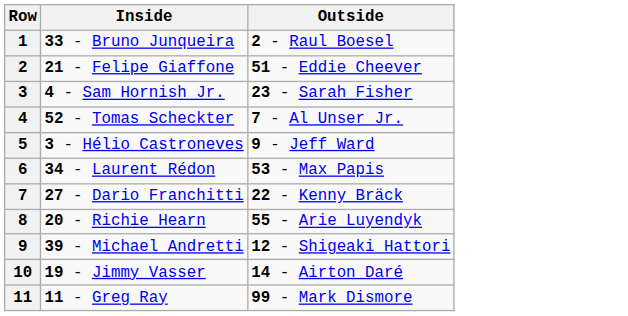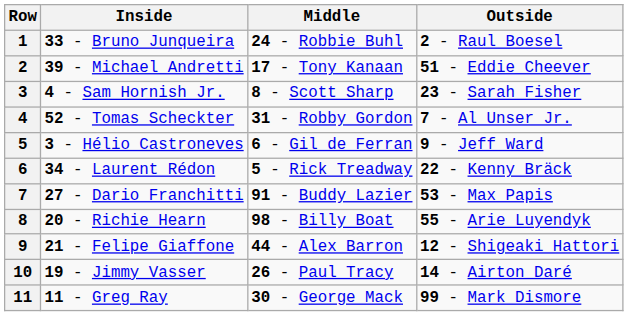+ column: (332, 18)
(139, 69) 21 - Felipe Giaffone -> (144, 69) 39 - Michael Andretti
(318, 171) 53 - Max Papis -> (496, 171) 22 - Kenny Bräck
(327, 196) 22 - Kenny Bräck -> (486, 196) 53 - Max Papis
(144, 247) 39 - Michael Andretti -> (139, 247) 21 - Felipe Giaffone
